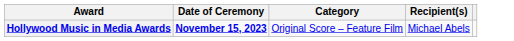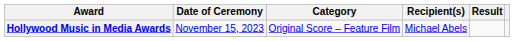+ column: (487, 12)
(221, 28) bold -> (220, 28) normal
